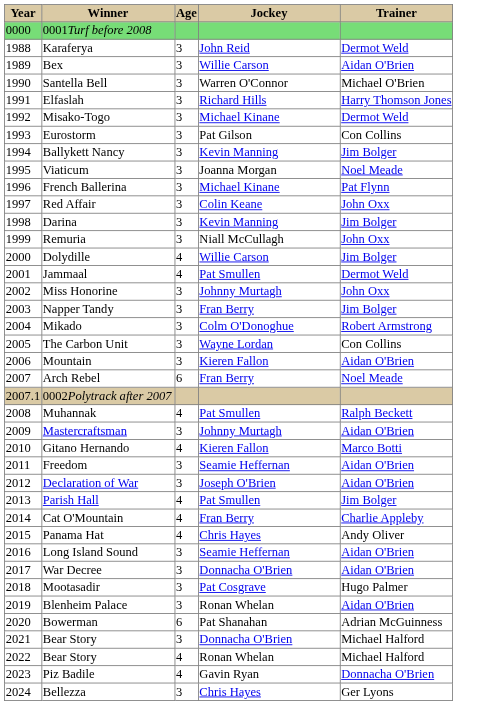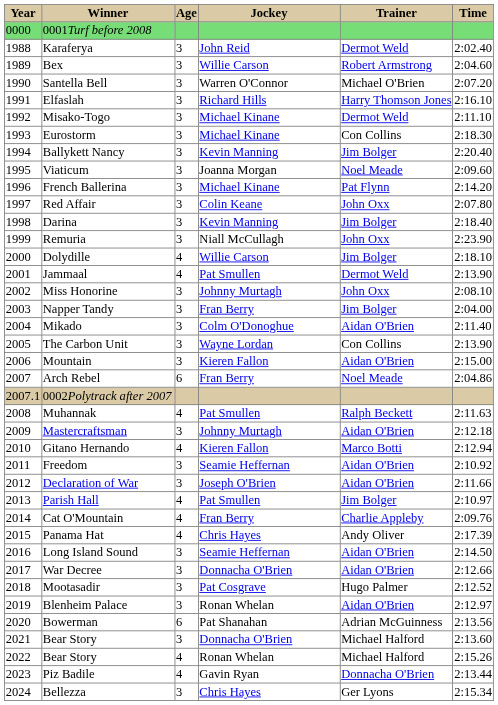+ column: (473, 13)
(378, 65) Aidan O'Brien -> (387, 65) Robert Armstrong
(226, 135) Pat Gilson -> (240, 134) Michael Kinane
(387, 326) Robert Armstrong -> (378, 326) Aidan O'Brien
